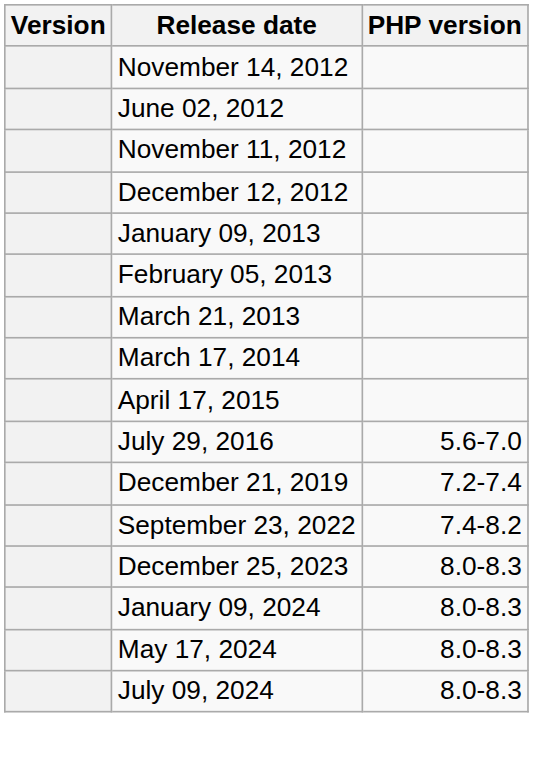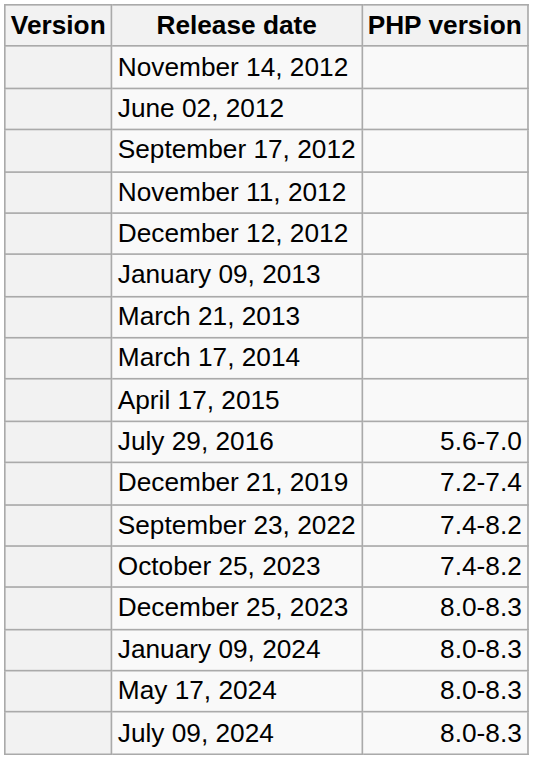+ row: (237, 150)
- row: (225, 274)
+ row: (219, 566)
